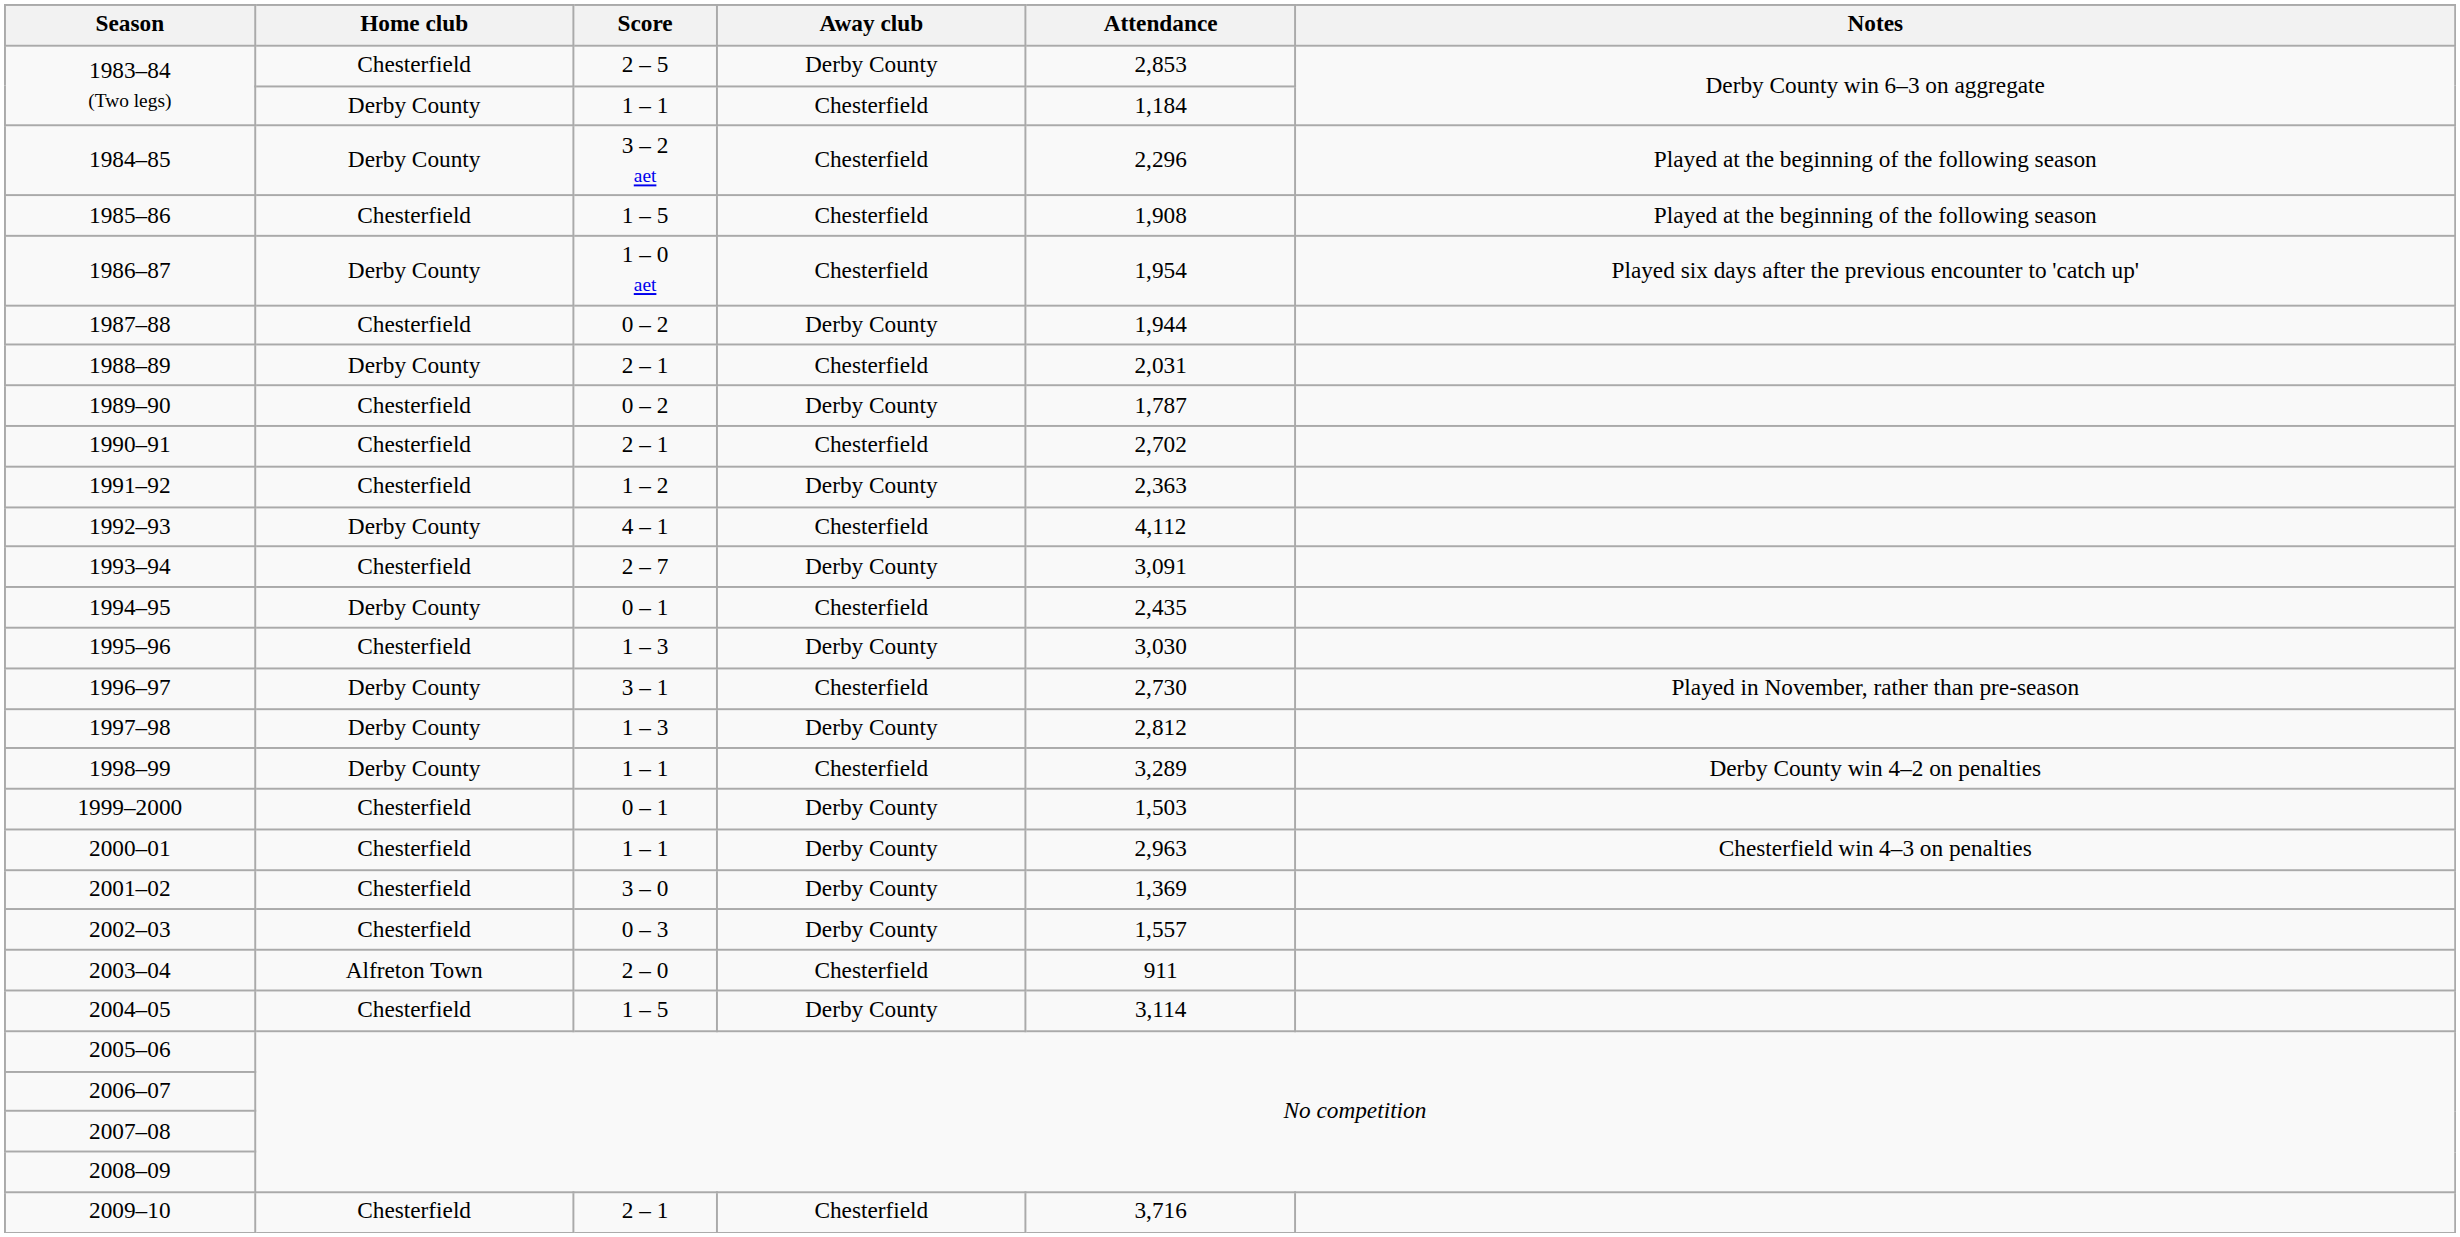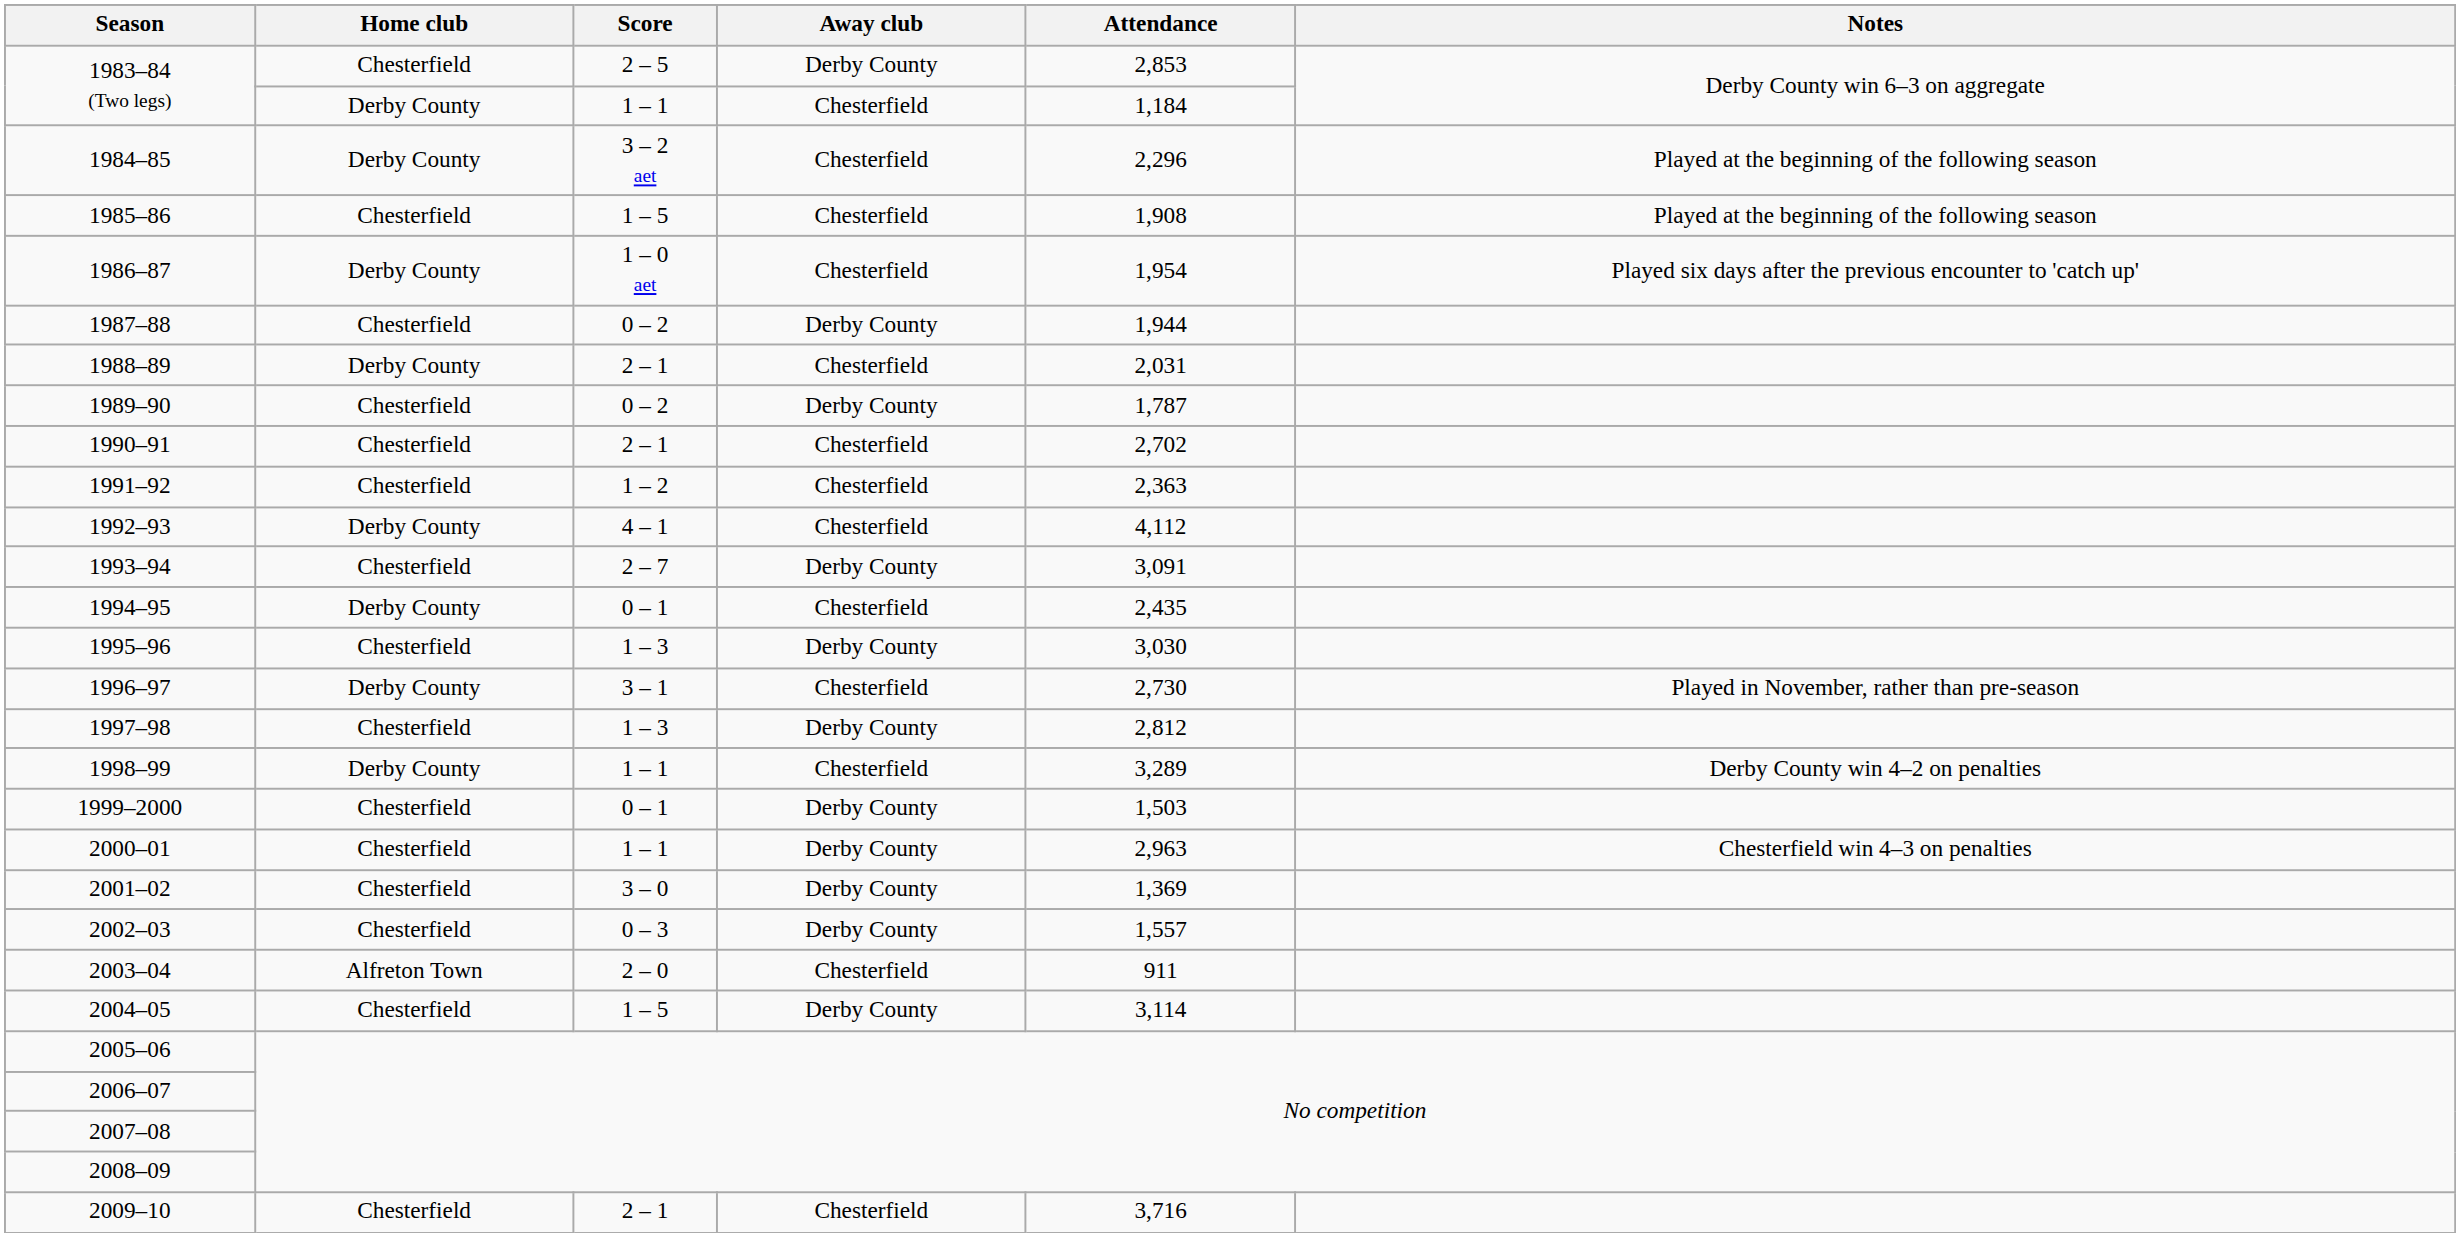(871, 486) Derby County -> (871, 486) Chesterfield
(414, 727) Derby County -> (414, 727) Chesterfield
